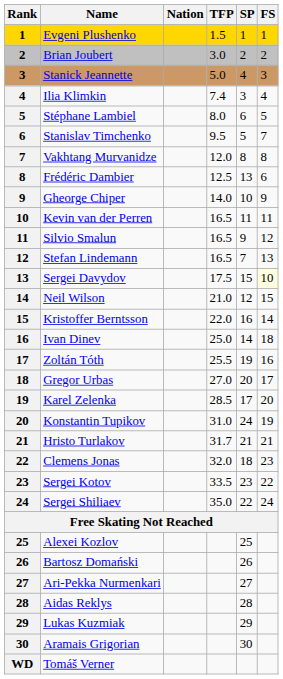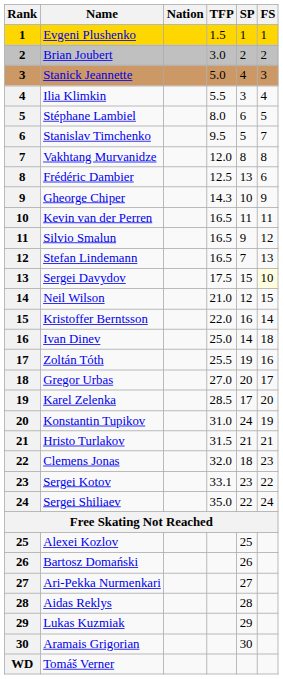(218, 95) 7.4 -> (218, 95) 5.5
(221, 197) 14.0 -> (221, 197) 14.3
(221, 440) 31.7 -> (221, 440) 31.5
(221, 481) 33.5 -> (221, 481) 33.1
